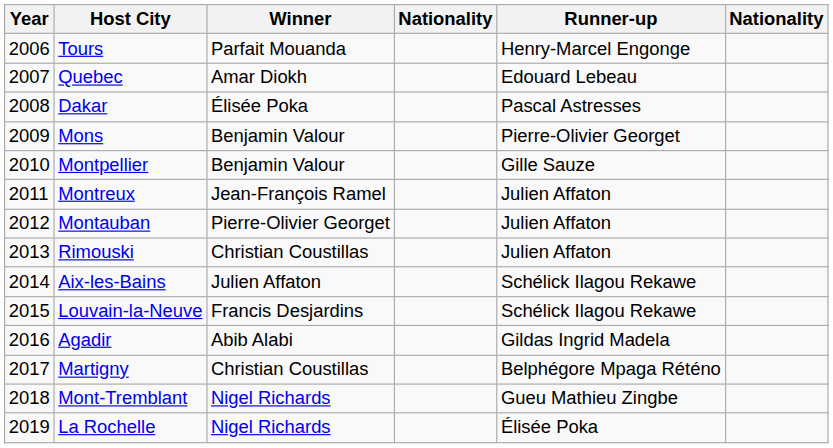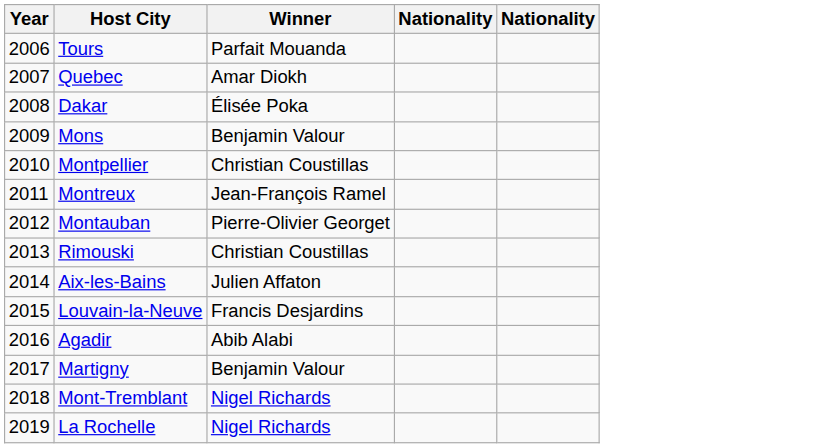- column: (611, 19)
(278, 164) Benjamin Valour -> (290, 164) Christian Coustillas
(290, 369) Christian Coustillas -> (278, 369) Benjamin Valour
